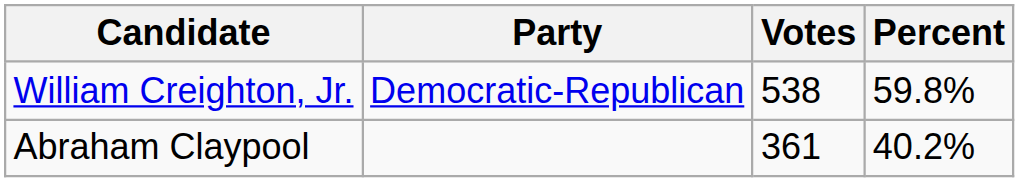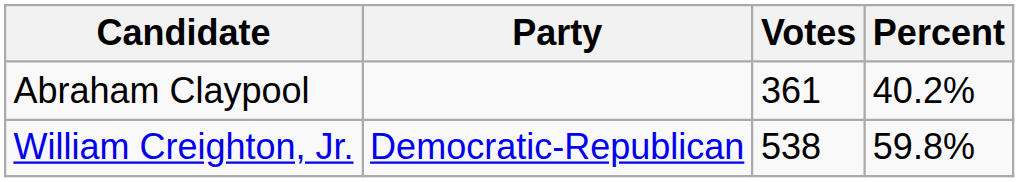rows swapped: (183, 90) <-> (162, 147)
